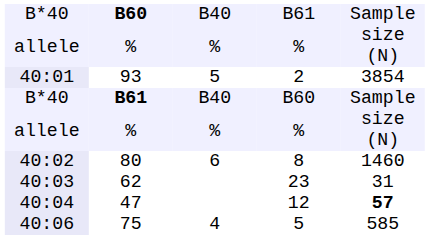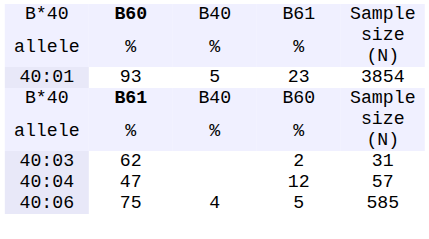(299, 78) 2 -> (299, 78) 23
- row: (47, 162)
(299, 182) 23 -> (299, 162) 2
(383, 204) bold -> (383, 182) normal
